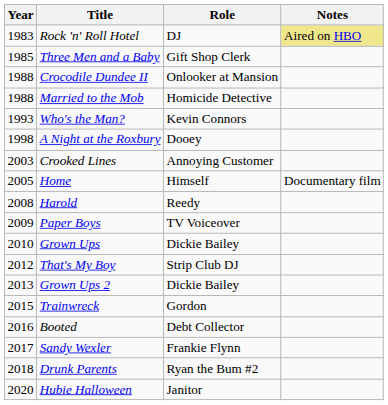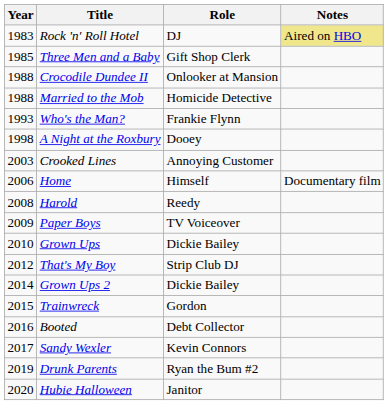(206, 118) Kevin Connors -> (204, 118) Frankie Flynn
(21, 181) 2005 -> (21, 181) 2006
(21, 285) 2013 -> (21, 285) 2014
(204, 347) Frankie Flynn -> (206, 347) Kevin Connors
(21, 368) 2018 -> (21, 368) 2019
